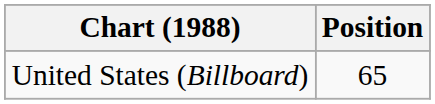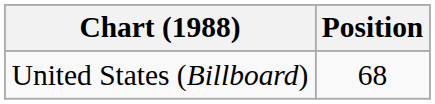(373, 74) 65 -> (373, 74) 68
